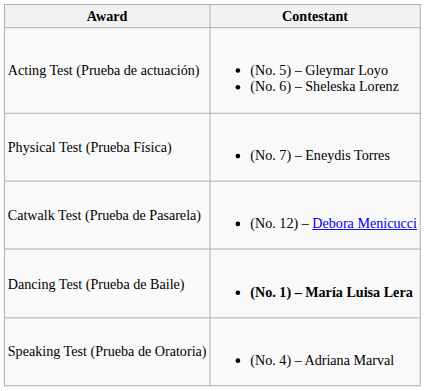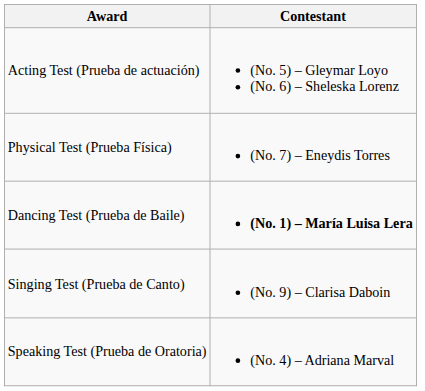- row: (104, 215)
+ row: (96, 283)
